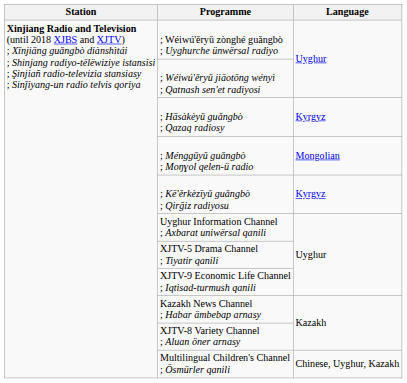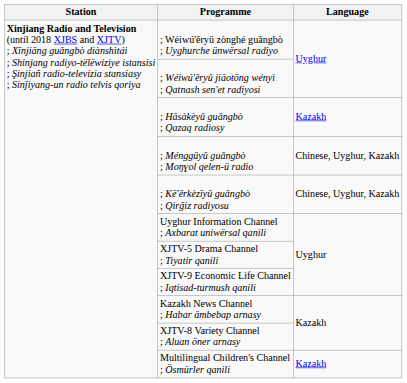(311, 117) Kyrgyz -> (311, 117) Kazakh
(318, 155) Mongolian -> (347, 155) Chinese, Uyghur, Kazakh
(311, 194) Kyrgyz -> (347, 194) Chinese, Uyghur, Kazakh
(347, 364) Chinese, Uyghur, Kazakh -> (311, 364) Kazakh
